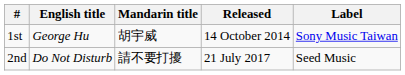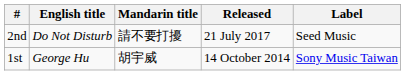rows swapped: (15, 36) <-> (17, 58)
